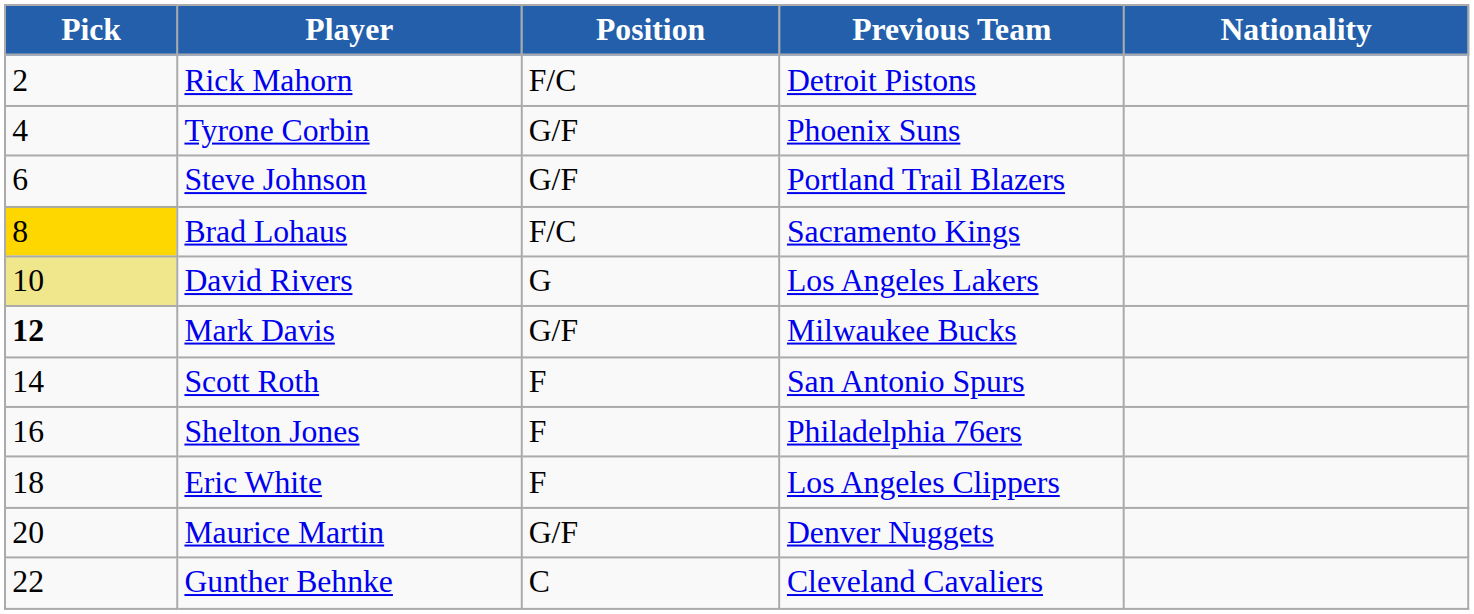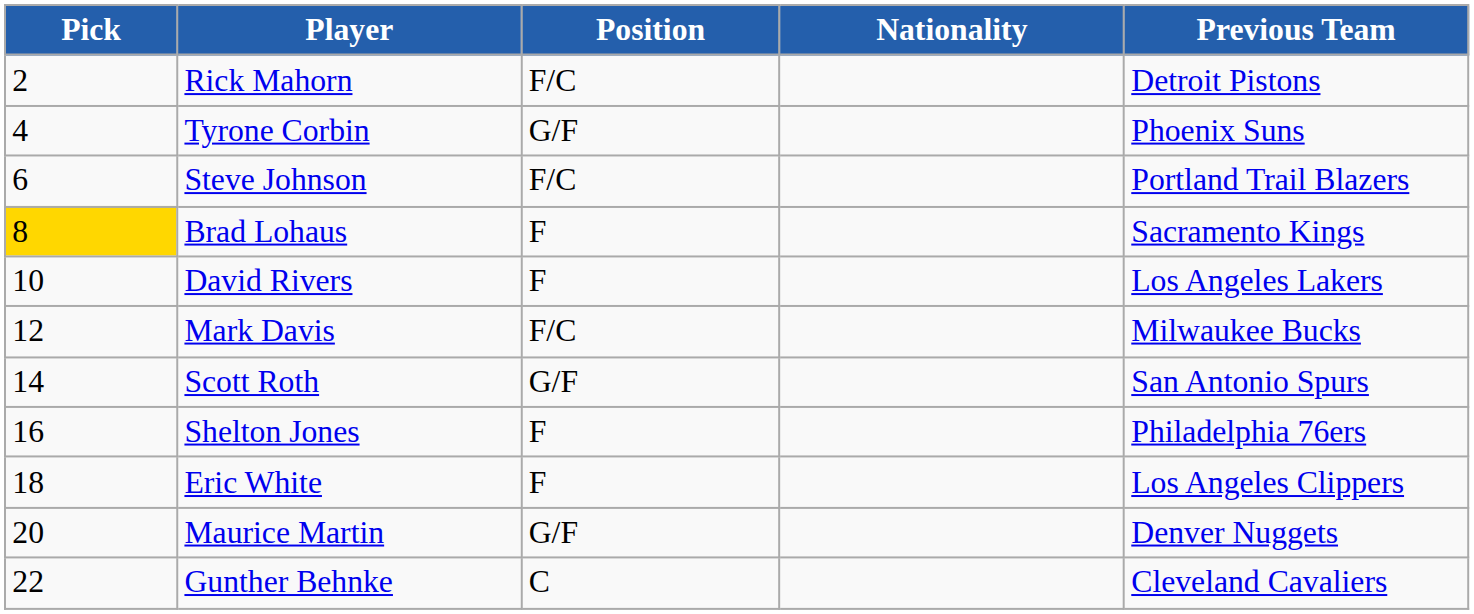columns swapped: (1296, 29) <-> (952, 29)
(553, 180) G/F -> (553, 180) F/C
(553, 230) F/C -> (538, 230) F
(28, 280) khaki background -> (28, 280) no background
(540, 280) G -> (538, 280) F
(28, 331) bold -> (28, 331) normal
(553, 331) G/F -> (553, 331) F/C
(538, 381) F -> (553, 381) G/F
